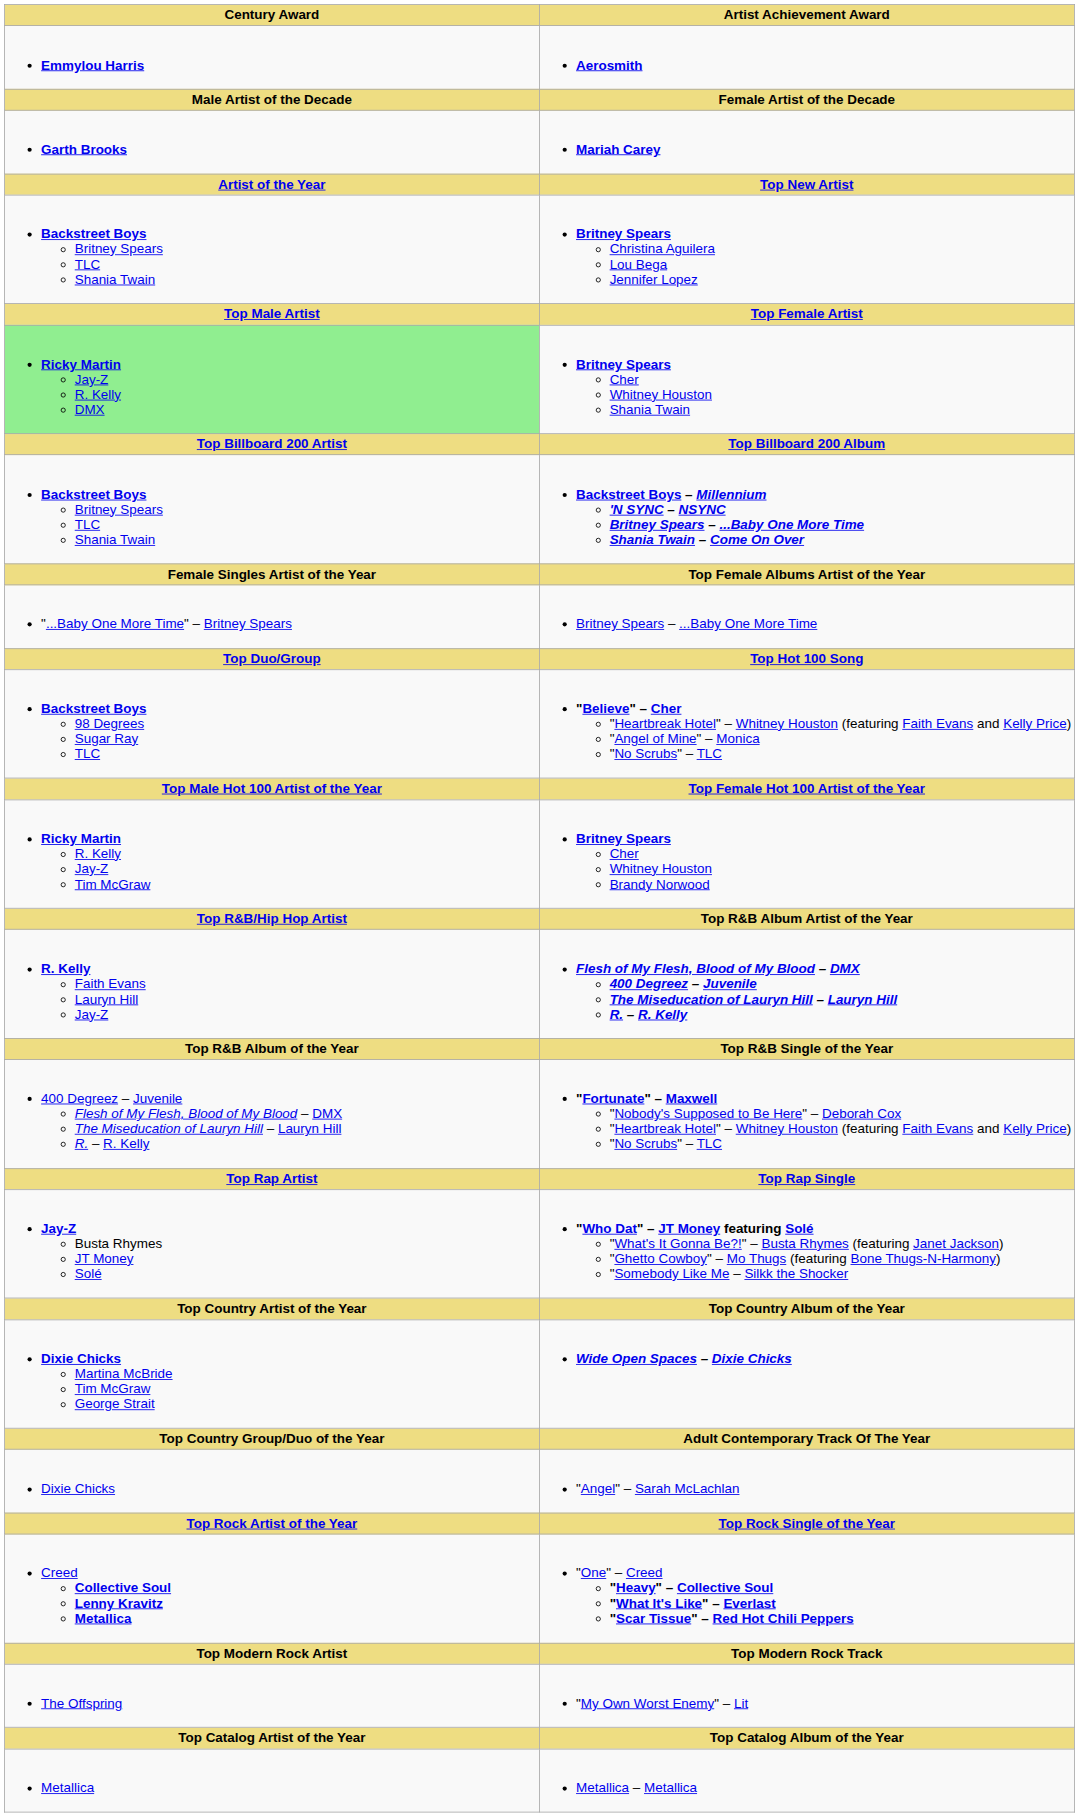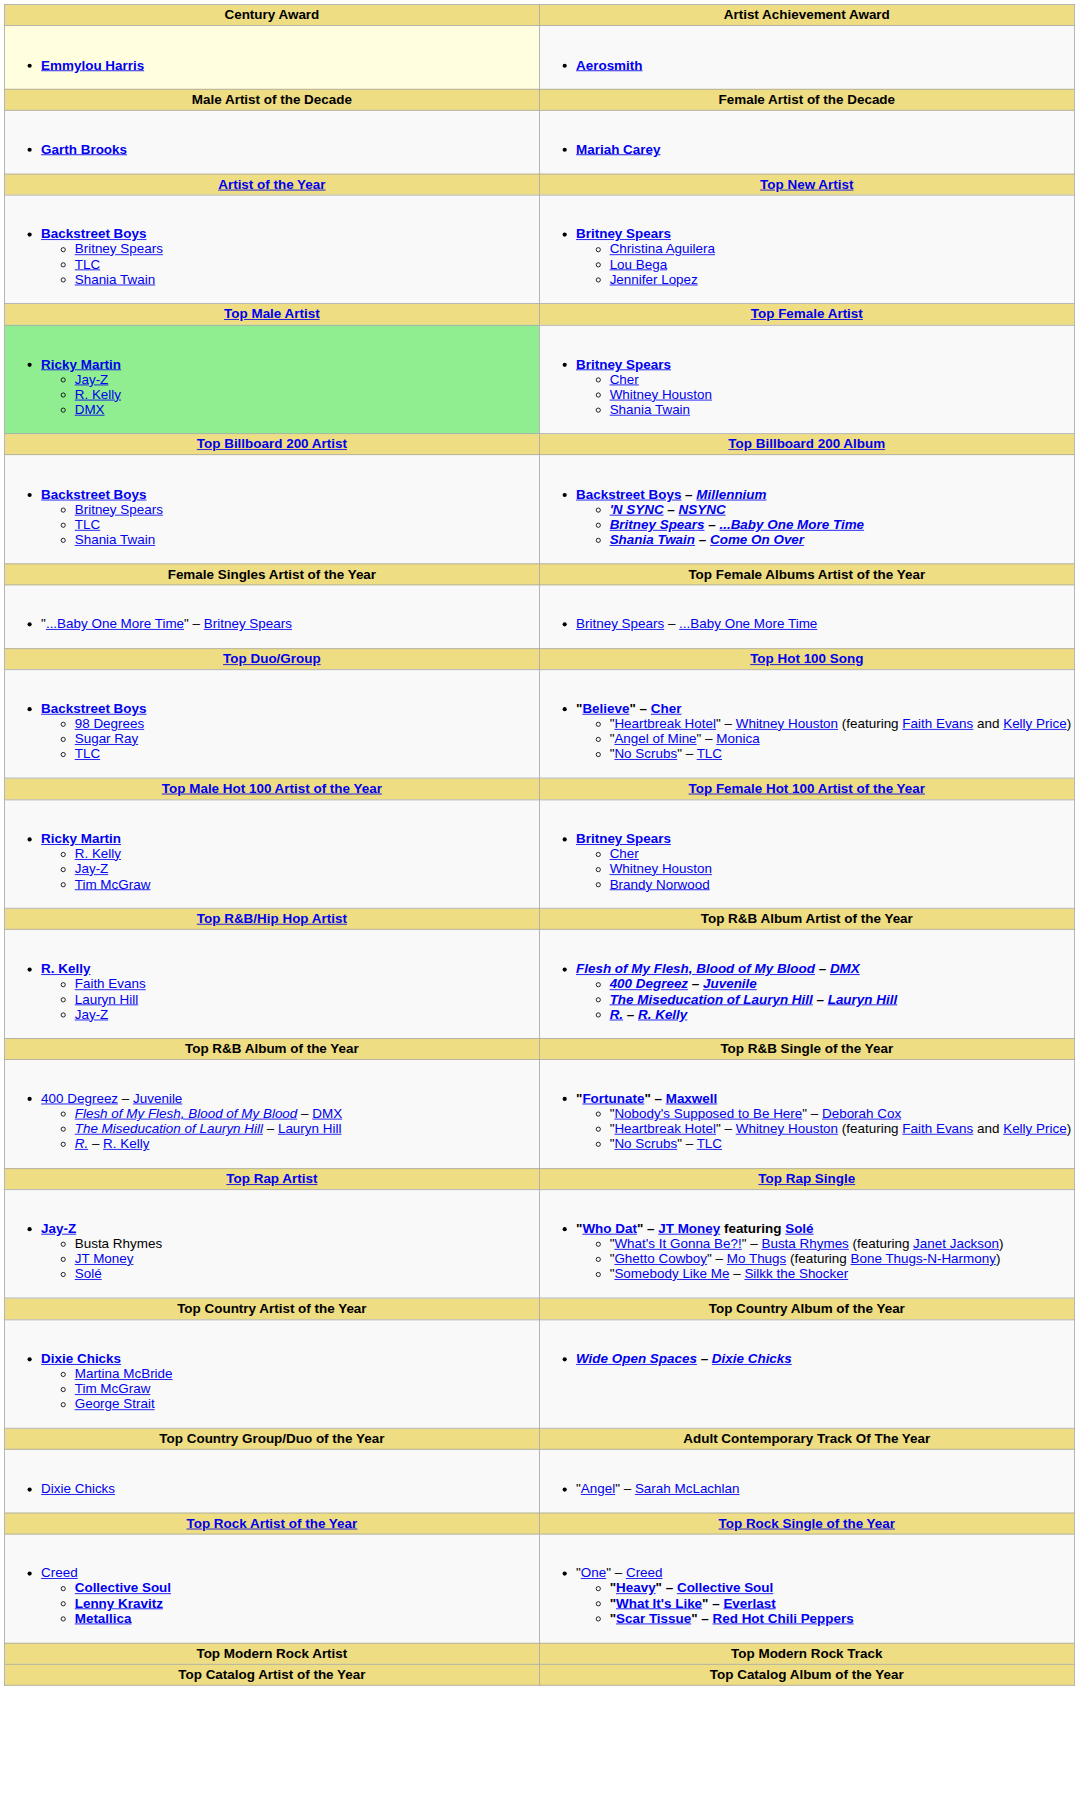(272, 65) no background -> (272, 65) lightyellow background
- row: (807, 1703)
- row: (807, 1788)
